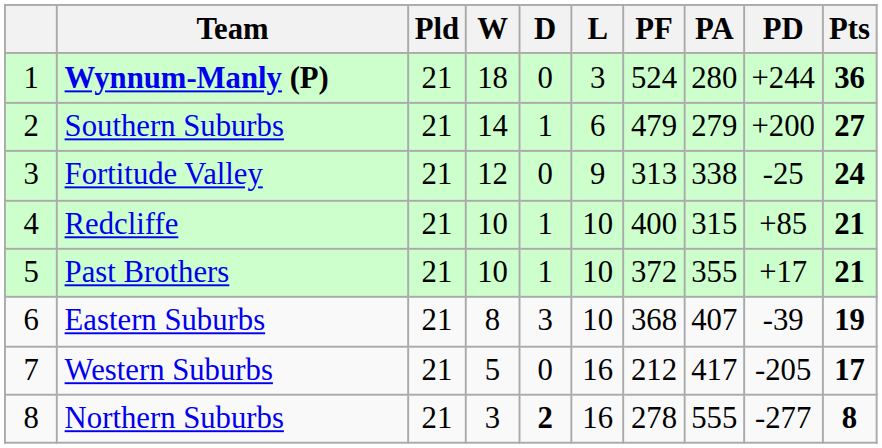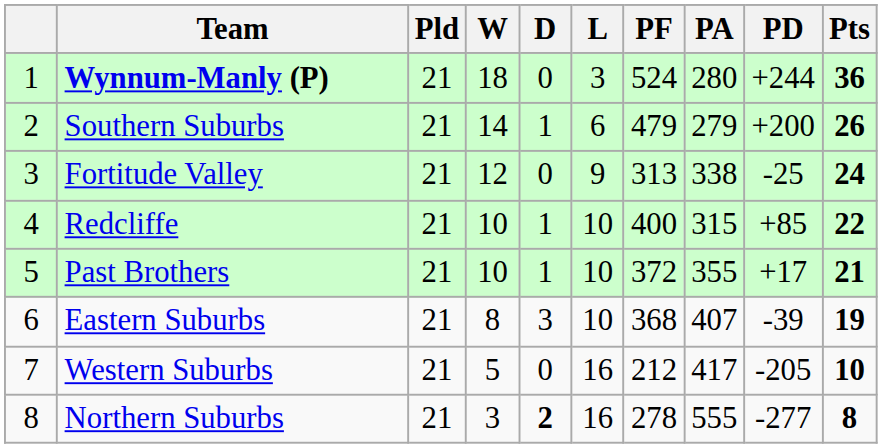(850, 126) 27 -> (850, 126) 26
(850, 223) 21 -> (850, 223) 22
(850, 369) 17 -> (850, 369) 10
